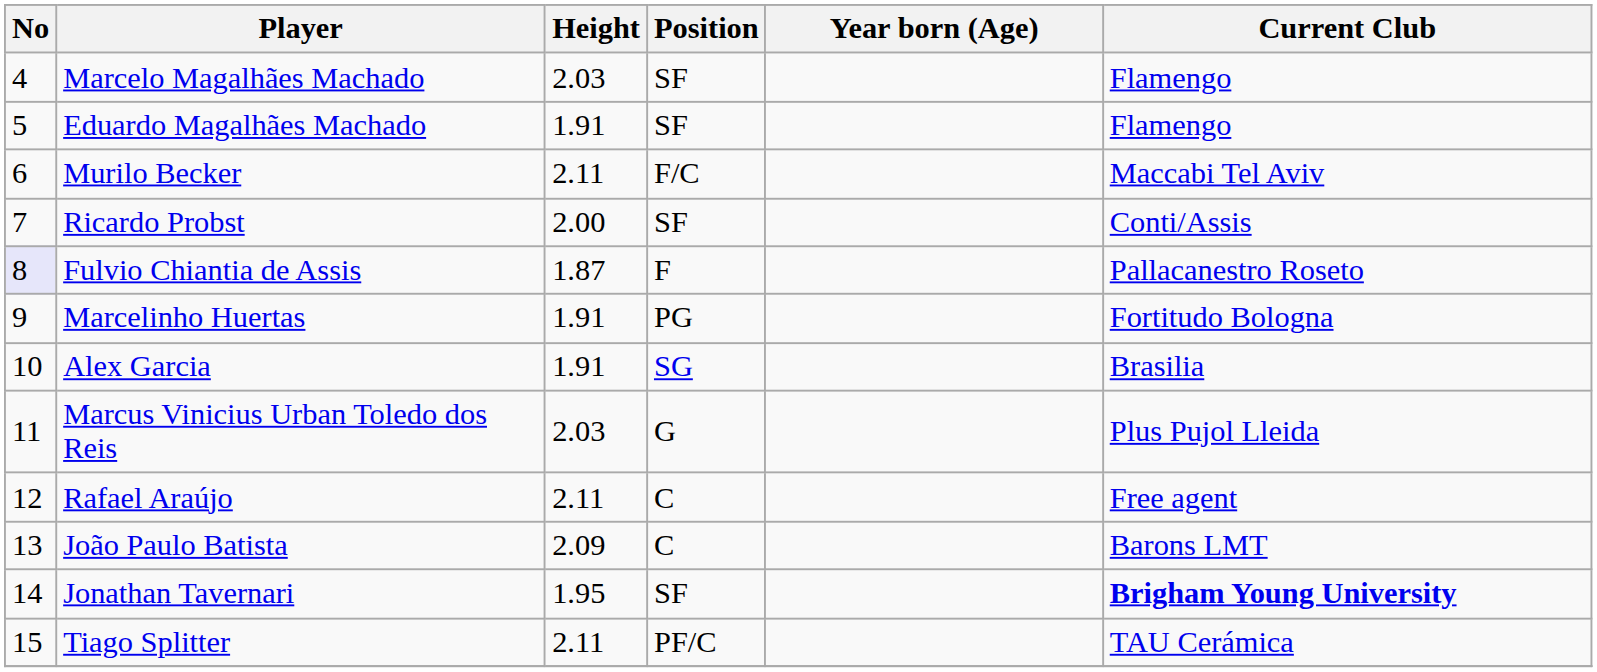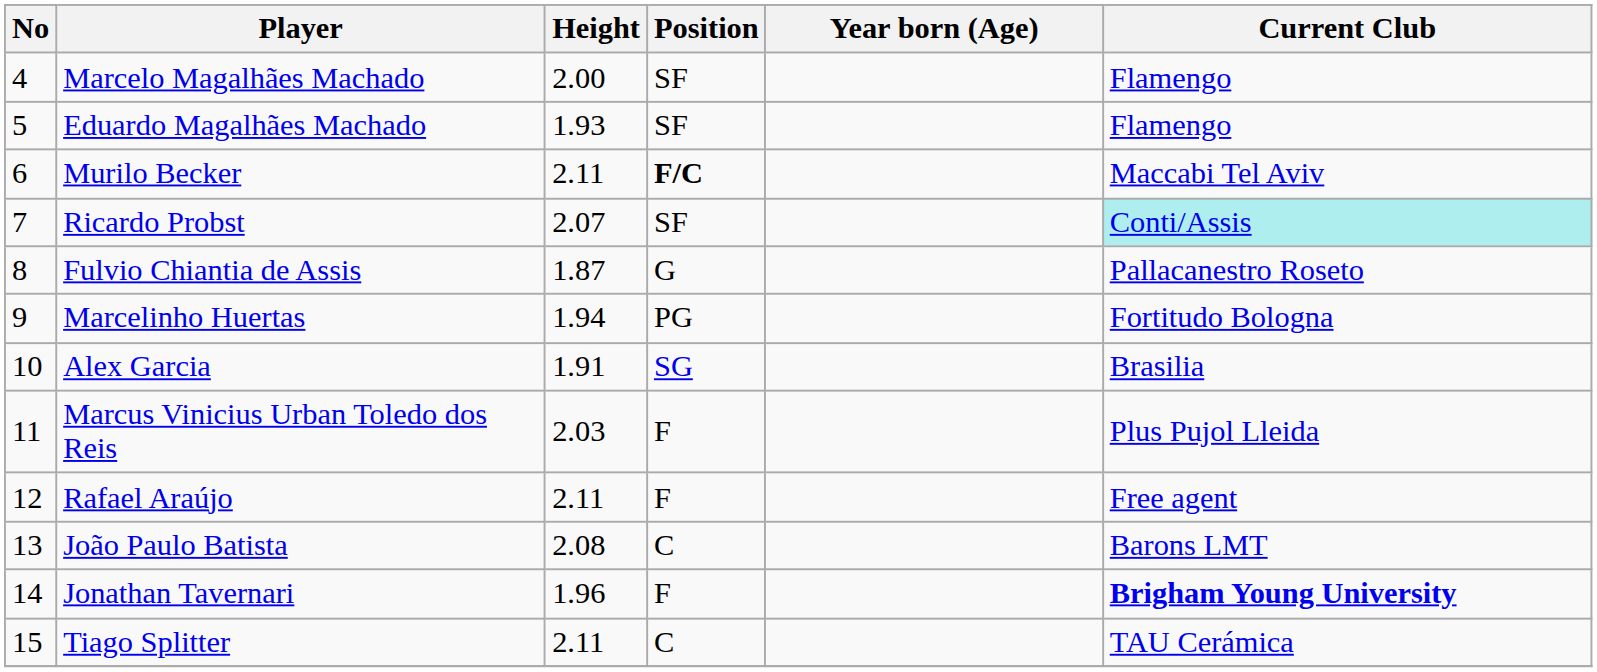(579, 76) 2.03 -> (579, 76) 2.00
(579, 125) 1.91 -> (579, 125) 1.93
(677, 173) normal -> (678, 173) bold
(579, 221) 2.00 -> (579, 221) 2.07
(1181, 221) no background -> (1181, 221) paleturquoise background
(20, 269) lavender background -> (20, 269) no background
(662, 269) F -> (665, 269) G
(579, 317) 1.91 -> (579, 317) 1.94
(665, 431) G -> (662, 431) F
(664, 496) C -> (662, 496) F
(579, 544) 2.09 -> (579, 544) 2.08
(579, 593) 1.95 -> (579, 593) 1.96
(671, 593) SF -> (662, 593) F
(685, 641) PF/C -> (664, 641) C
